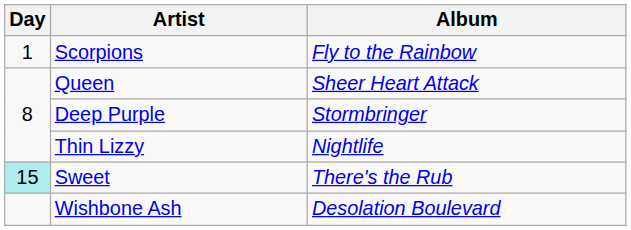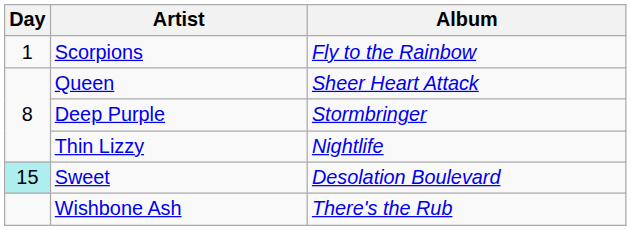(382, 177) There's the Rub -> (406, 177) Desolation Boulevard
(406, 209) Desolation Boulevard -> (382, 209) There's the Rub
